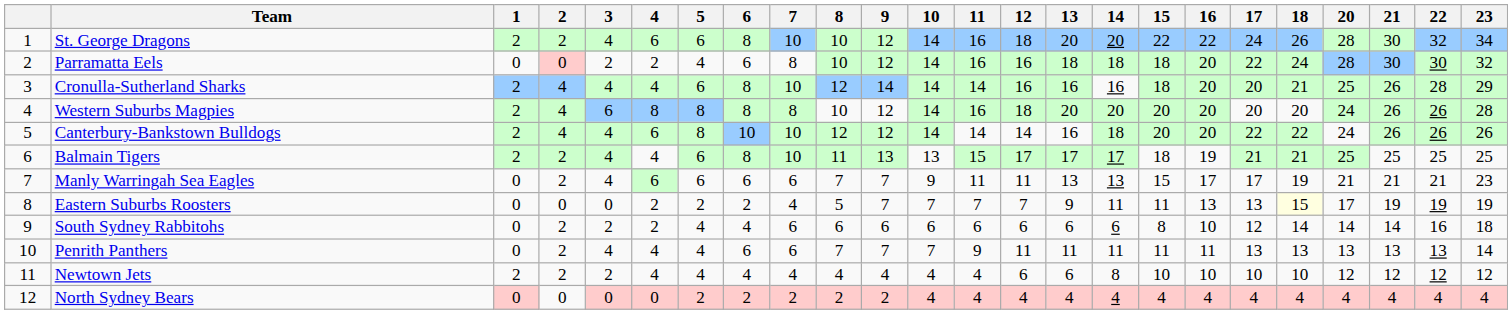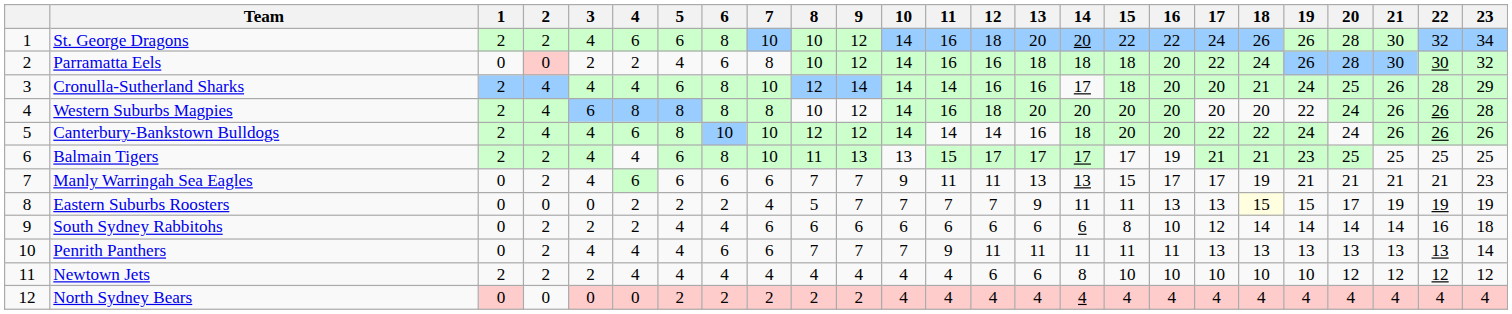+ column: (1306, 16)
(1115, 86) 16 -> (1082, 86) 17
(1162, 157) 18 -> (1127, 157) 17
